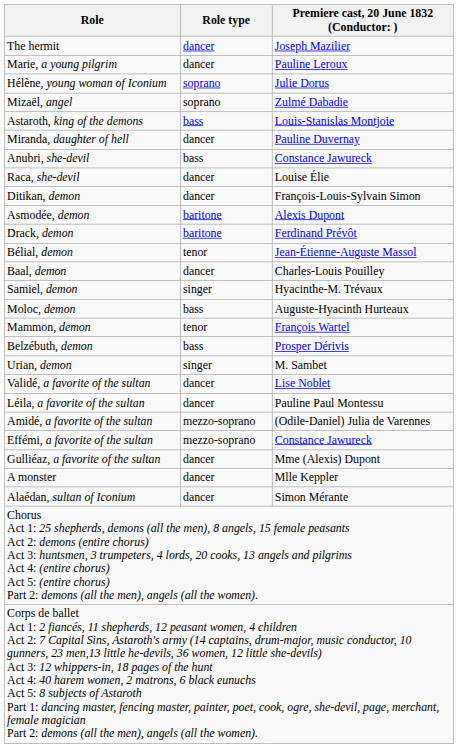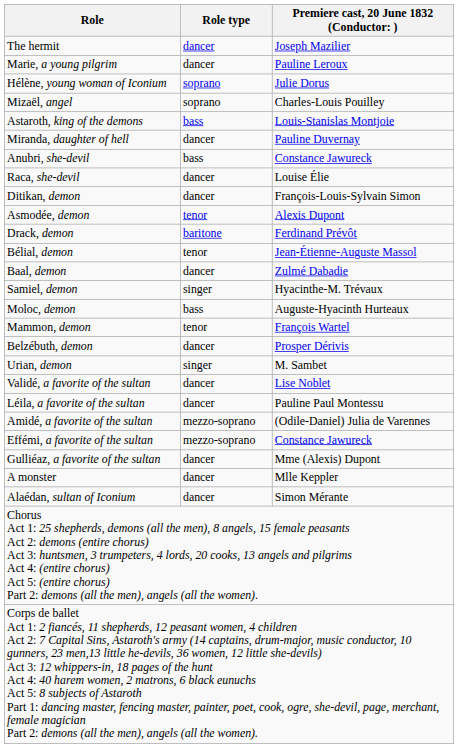(311, 102) Zulmé Dabadie -> (330, 102) Charles-Louis Pouilley
(202, 214) baritone -> (195, 214) tenor
(330, 271) Charles-Louis Pouilley -> (311, 271) Zulmé Dabadie
(193, 346) bass -> (199, 346) dancer
